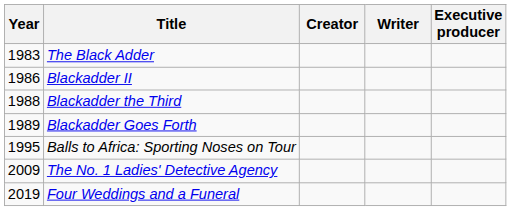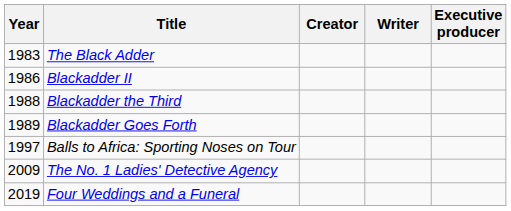(24, 147) 1995 -> (24, 147) 1997
